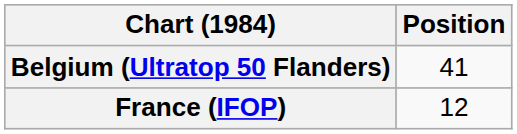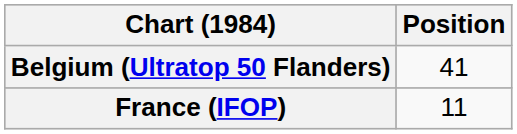(454, 107) 12 -> (454, 107) 11
